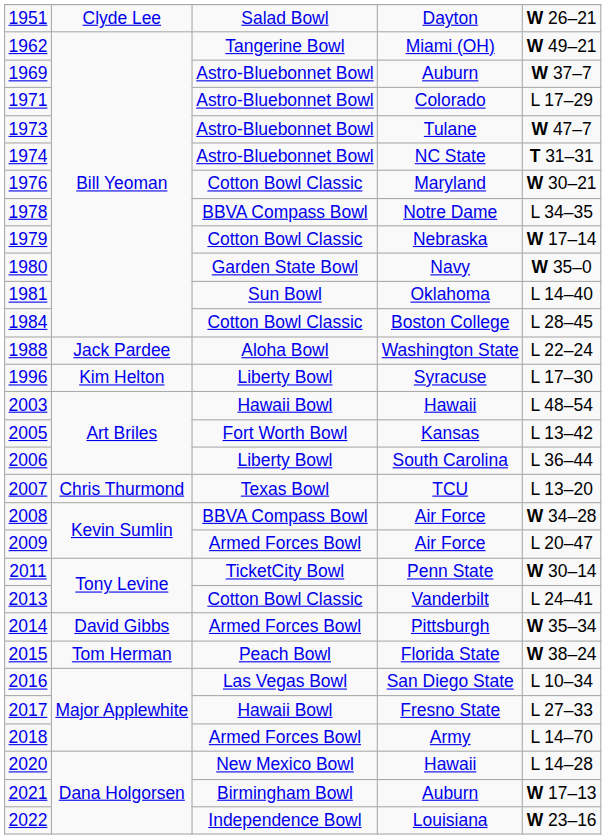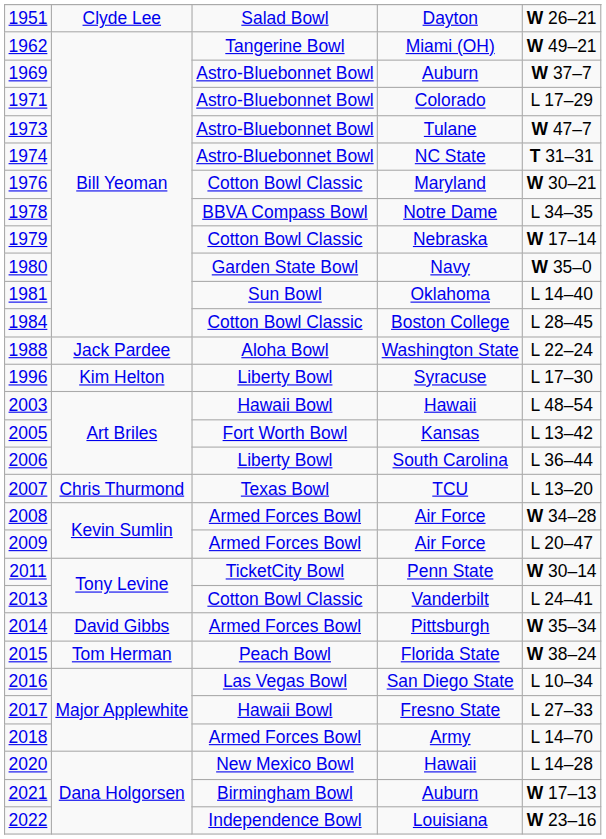(285, 516) BBVA Compass Bowl -> (285, 516) Armed Forces Bowl
